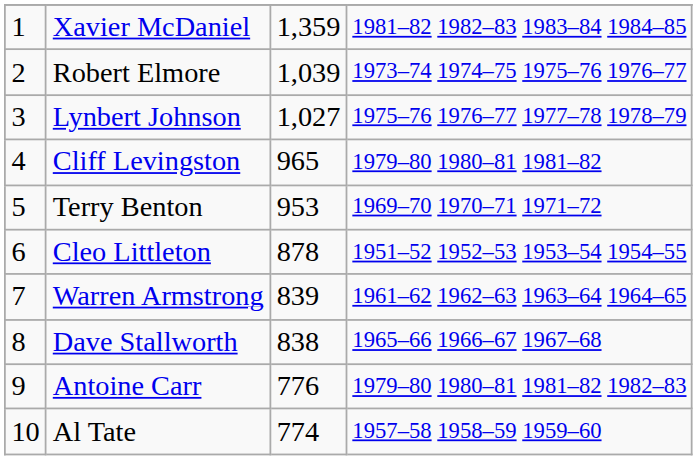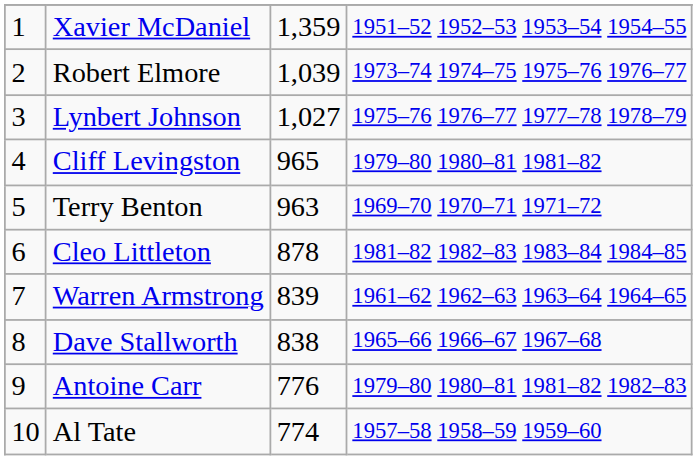(519, 26) 1981–82 1982–83 1983–84 1984–85 -> (519, 26) 1951–52 1952–53 1953–54 1954–55
(298, 206) 953 -> (298, 206) 963
(519, 251) 1951–52 1952–53 1953–54 1954–55 -> (519, 251) 1981–82 1982–83 1983–84 1984–85
